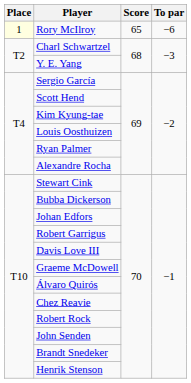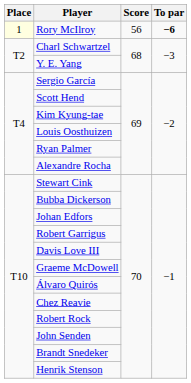(136, 30) 65 -> (136, 30) 56
(169, 30) normal -> (169, 30) bold
